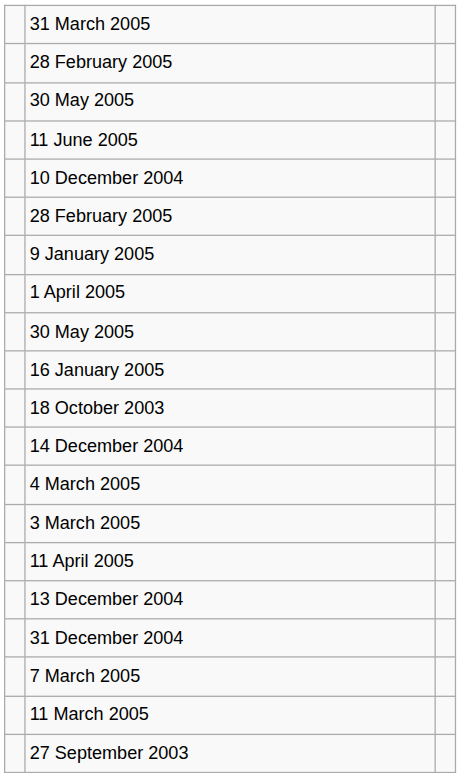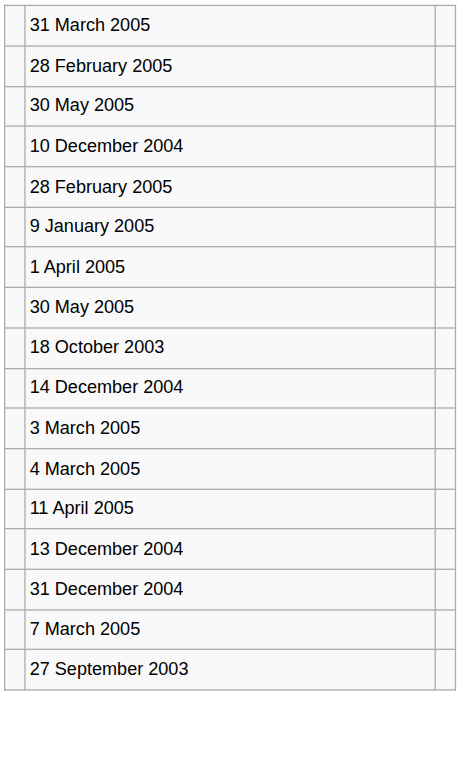- row: (15, 140)
- row: (15, 370)
rows swapped: (15, 485) <-> (15, 523)
- row: (15, 715)
